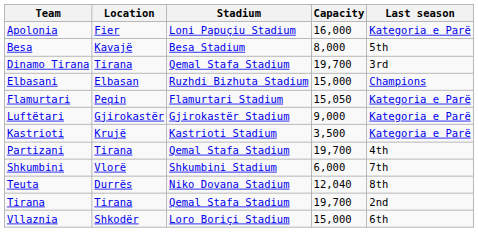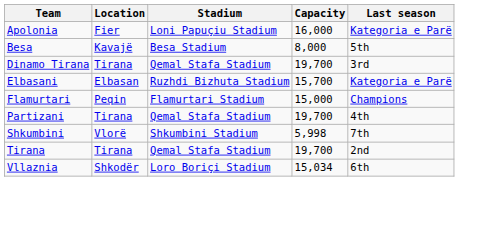(333, 82) 15,000 -> (314, 82) 15,700
(398, 82) Champions -> (401, 82) Kategoria e Parë
(333, 99) 15,050 -> (314, 99) 15,000
(420, 99) Kategoria e Parë -> (379, 99) Champions
- row: (35, 116)
- row: (35, 133)
(329, 167) 6,000 -> (310, 133) 5,998
- row: (23, 185)
(333, 219) 15,000 -> (314, 167) 15,034
